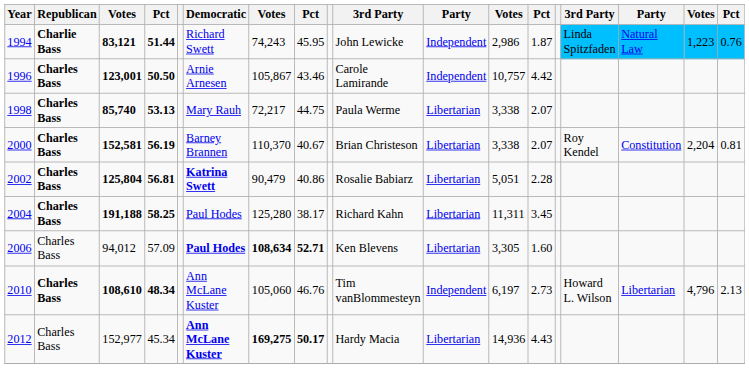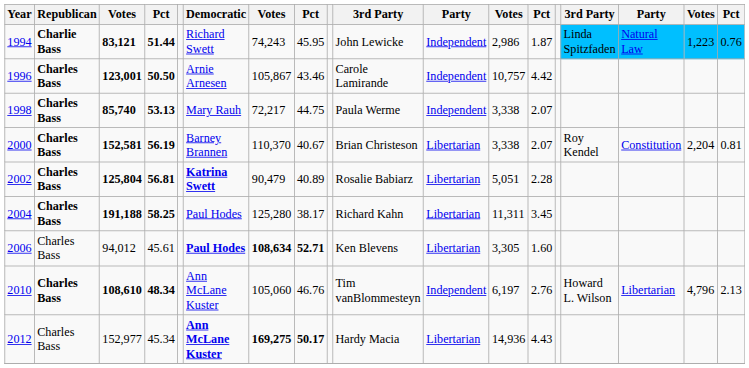(453, 110) Libertarian -> (456, 110) Independent
(311, 179) 40.86 -> (311, 179) 40.89
(161, 248) 57.09 -> (161, 248) 45.61
(542, 290) 2.73 -> (542, 290) 2.76
